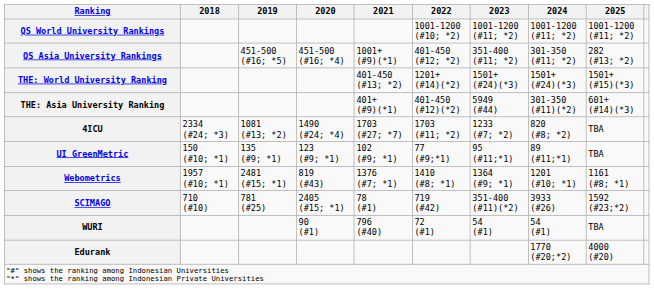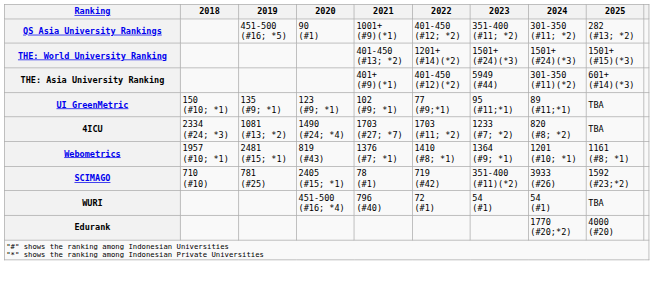- row: (92, 31)
(322, 55) 451-500 (#16; *4) -> (309, 31) 90 (#1)
rows swapped: (92, 129) <-> (92, 154)
(309, 227) 90 (#1) -> (322, 203) 451-500 (#16; *4)
